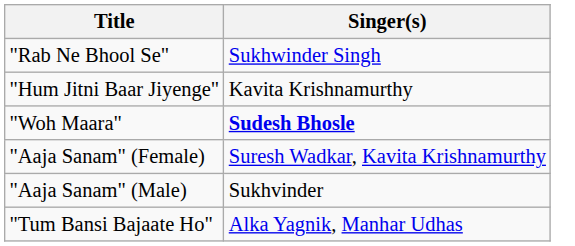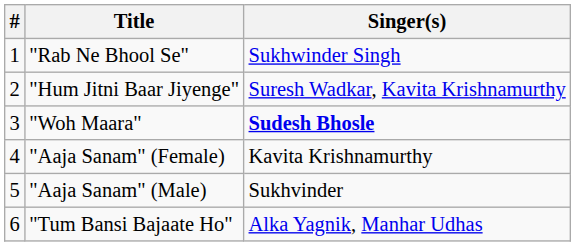+ column: (15, 21)
(321, 89) Kavita Krishnamurthy -> (407, 89) Suresh Wadkar, Kavita Krishnamurthy
(387, 156) Suresh Wadkar, Kavita Krishnamurthy -> (341, 156) Kavita Krishnamurthy
